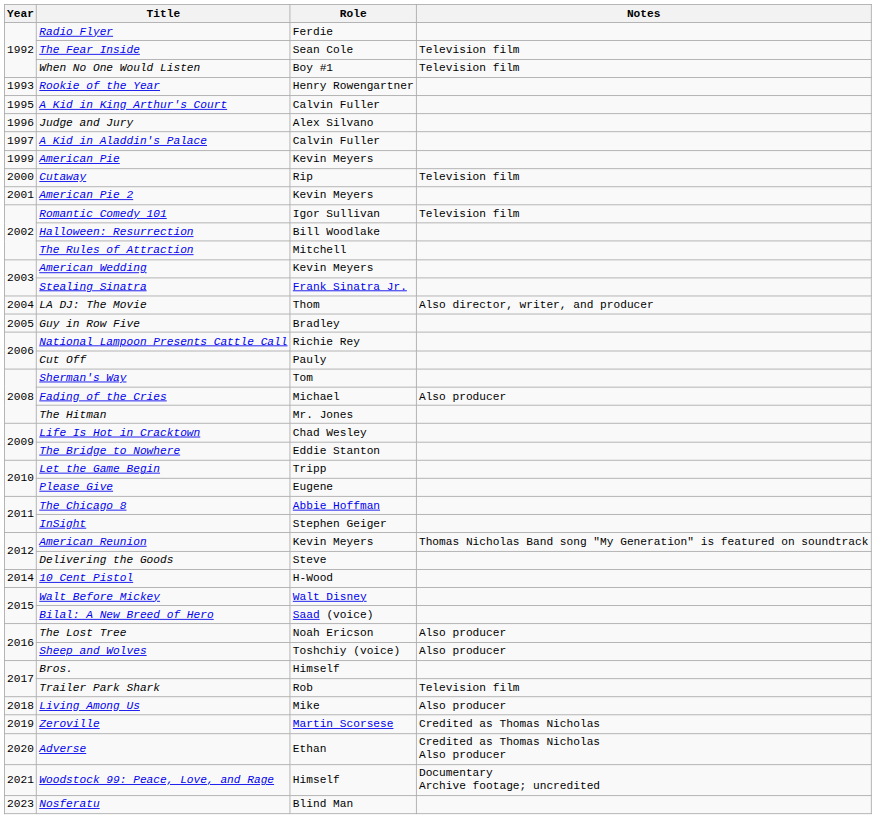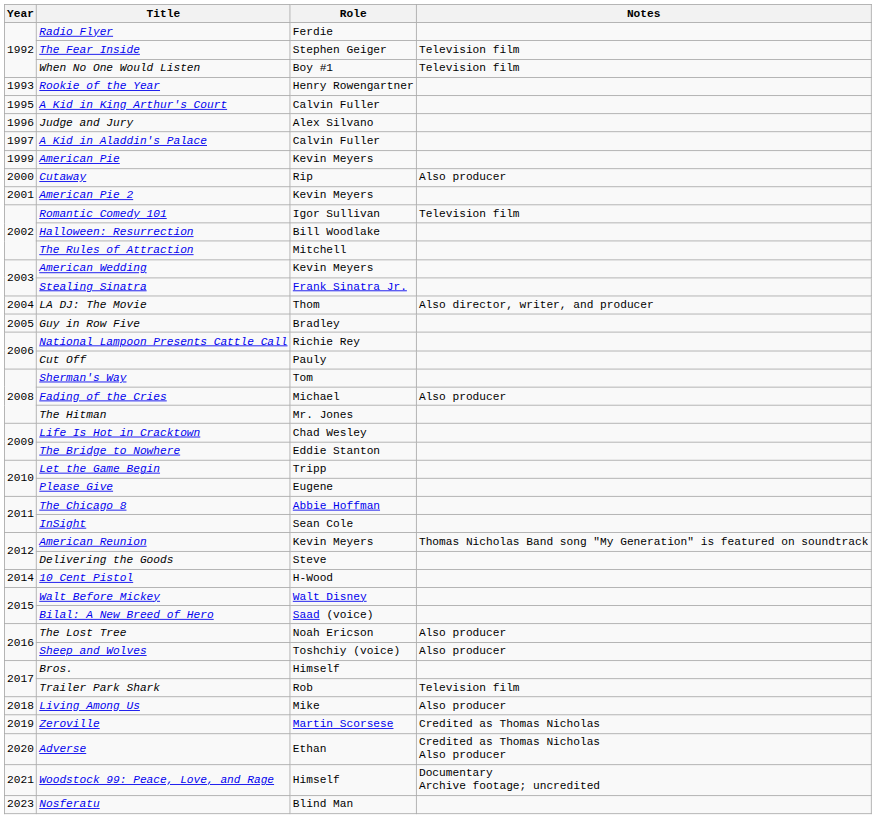(323, 50) Sean Cole -> (340, 50) Stephen Geiger
(469, 178) Television film -> (463, 178) Also producer
(340, 524) Stephen Geiger -> (323, 524) Sean Cole
